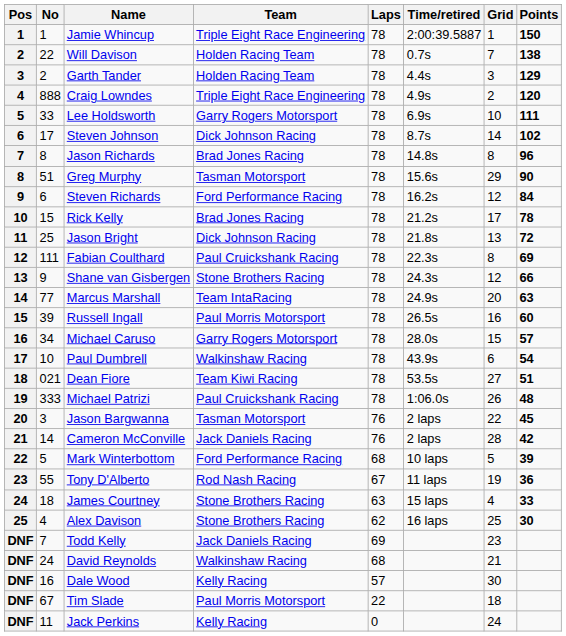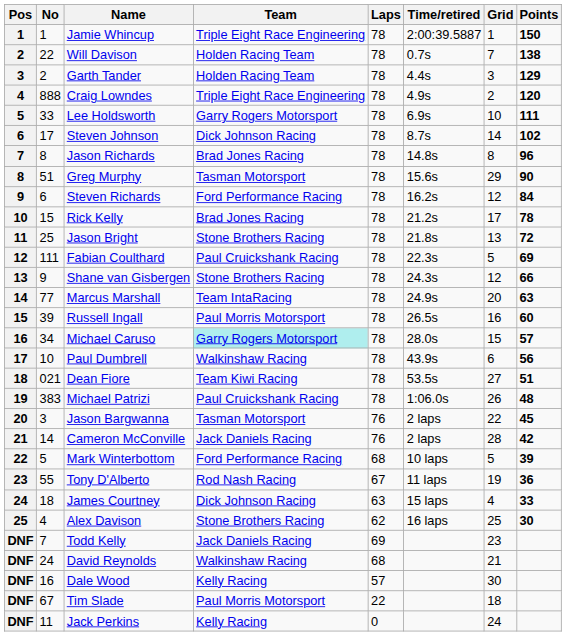(256, 237) Dick Johnson Racing -> (260, 237) Stone Brothers Racing
(491, 257) 8 -> (491, 257) 5
(267, 338) no background -> (267, 338) paleturquoise background
(526, 358) 54 -> (526, 358) 56
(50, 399) 333 -> (50, 399) 383
(260, 500) Stone Brothers Racing -> (256, 500) Dick Johnson Racing
